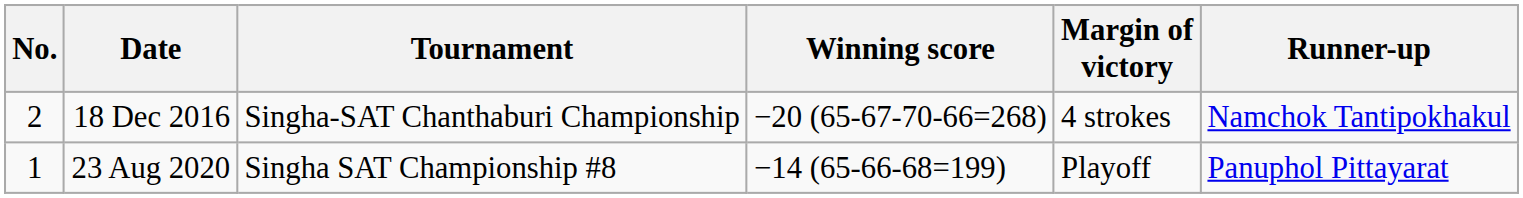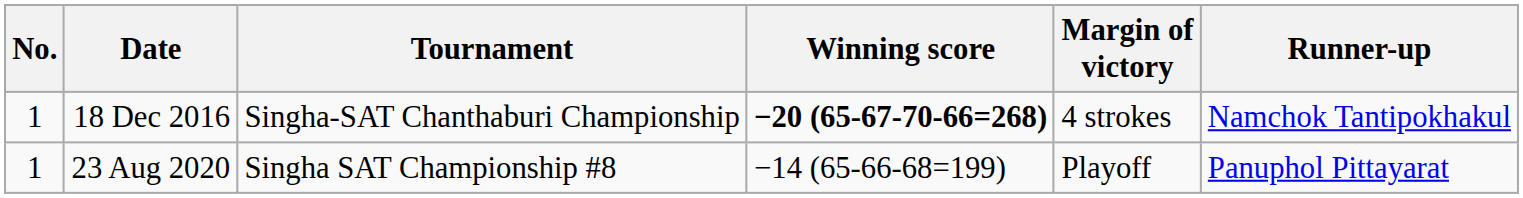(35, 116) 2 -> (35, 116) 1
(900, 116) normal -> (901, 116) bold
